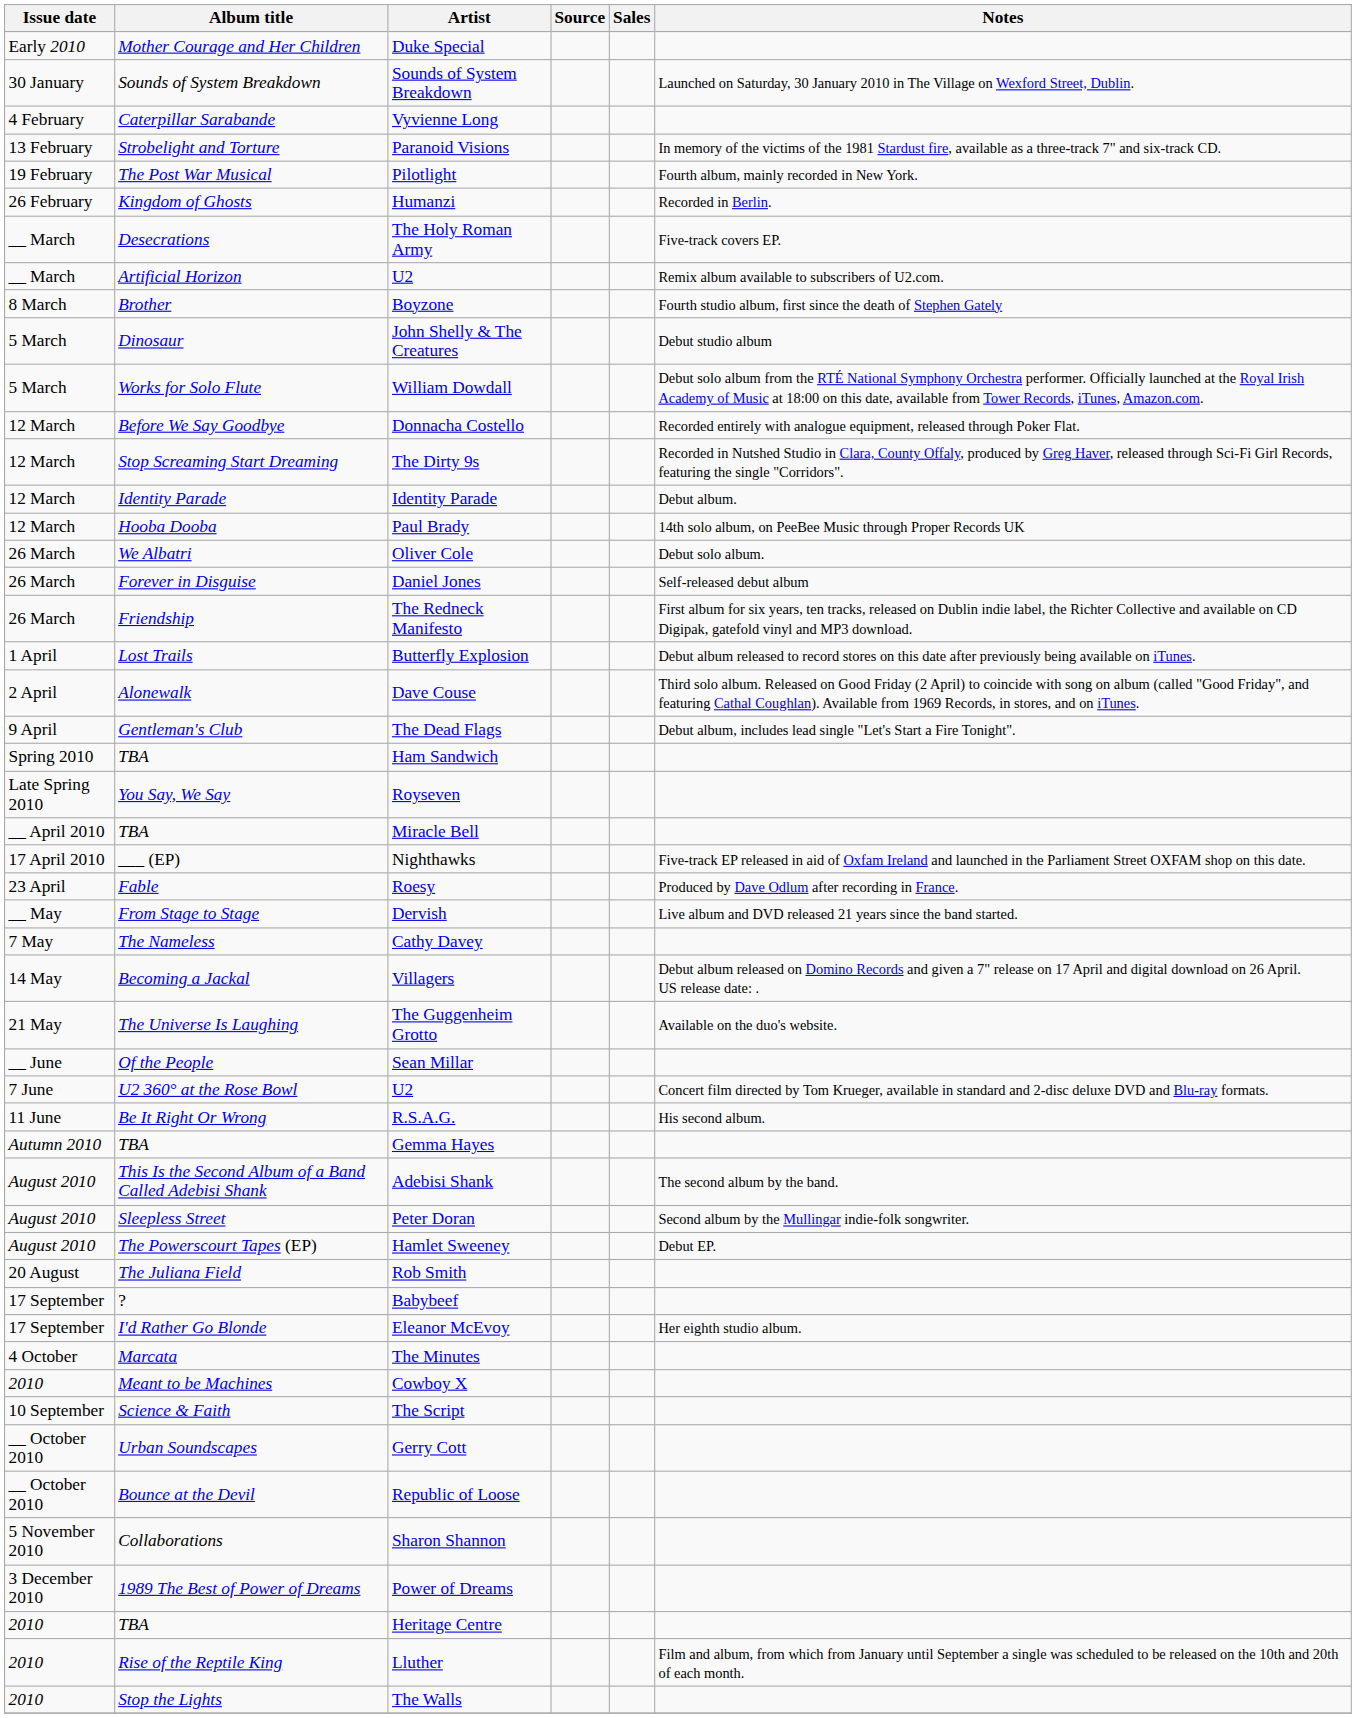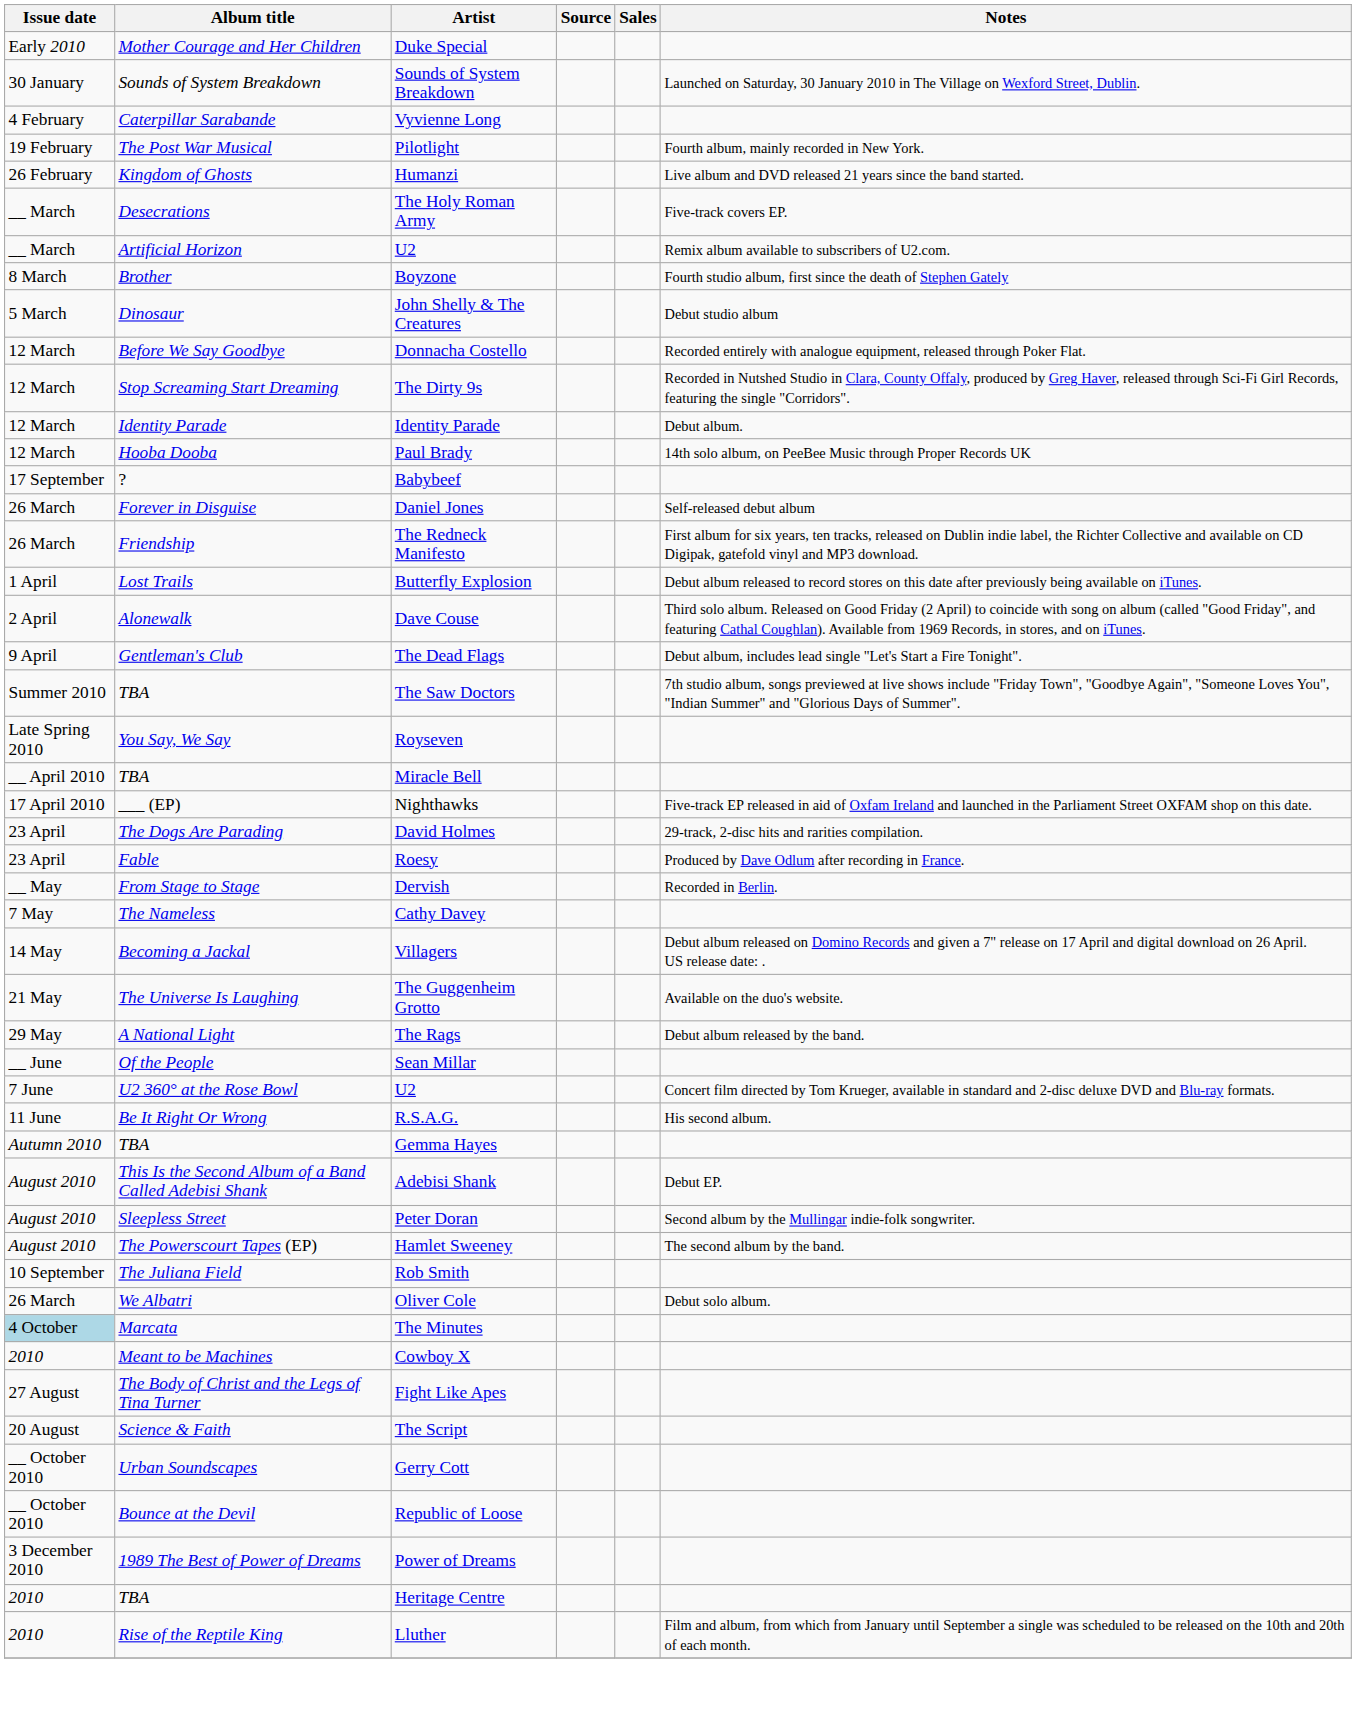- row: (199, 147)
(715, 203) Recorded in Berlin. -> (844, 175) Live album and DVD released 21 years since the band started.
- row: (190, 387)
rows swapped: (155, 553) <-> (122, 1300)
- row: (134, 757)
+ row: (134, 692)
+ row: (201, 831)
(838, 914) Live album and DVD released 21 years since the band started. -> (721, 887) Recorded in Berlin.
+ row: (176, 1034)
(748, 1182) The second album by the band. -> (693, 1182) Debut EP.
(687, 1247) Debut EP. -> (755, 1247) The second album by the band.
(44, 1273) 20 August -> (56, 1273) 10 September
- row: (192, 1328)
(43, 1355) no background -> (43, 1328) lightblue background
+ row: (239, 1392)
(56, 1410) 10 September -> (44, 1429) 20 August
- row: (171, 1541)
- row: (170, 1699)
